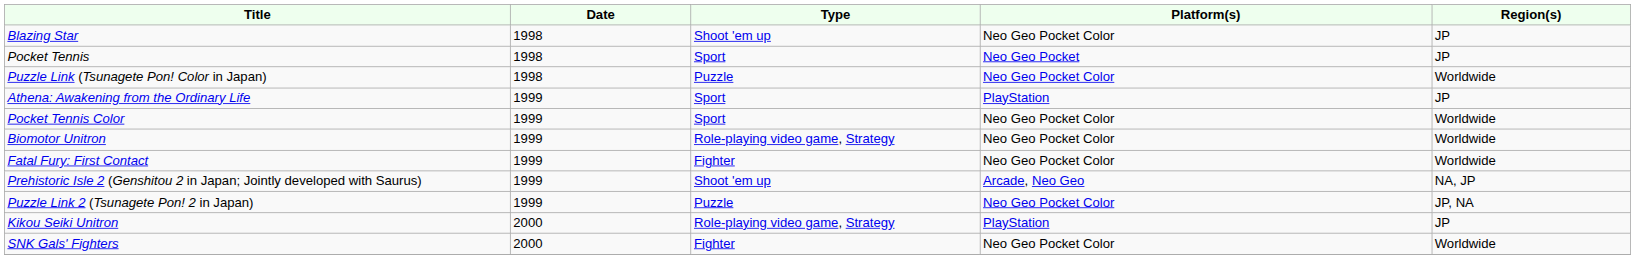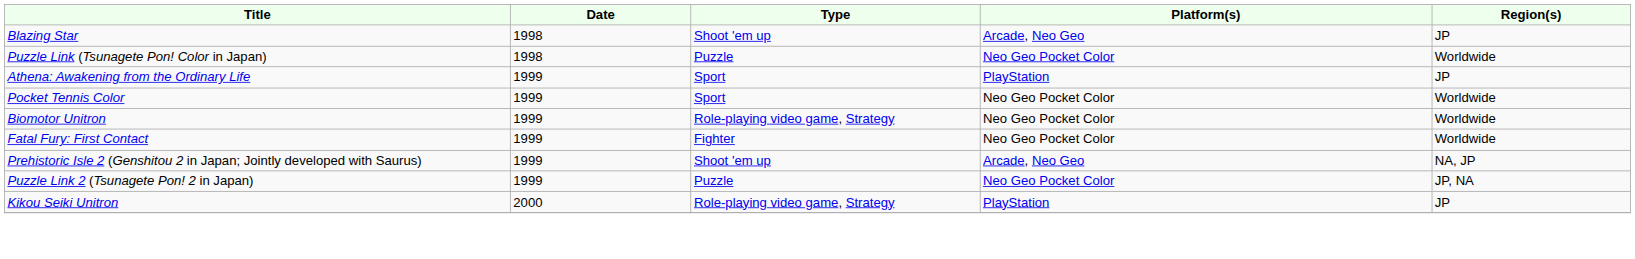(1049, 35) Neo Geo Pocket Color -> (1034, 35) Arcade, Neo Geo
- row: (48, 56)
- row: (63, 243)
